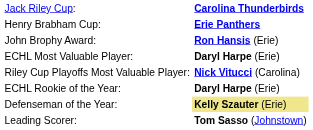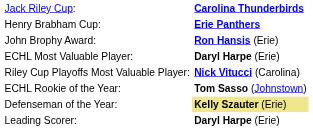(237, 88) Daryl Harpe (Erie) -> (250, 88) Tom Sasso (Johnstown)
(250, 120) Tom Sasso (Johnstown) -> (237, 120) Daryl Harpe (Erie)
